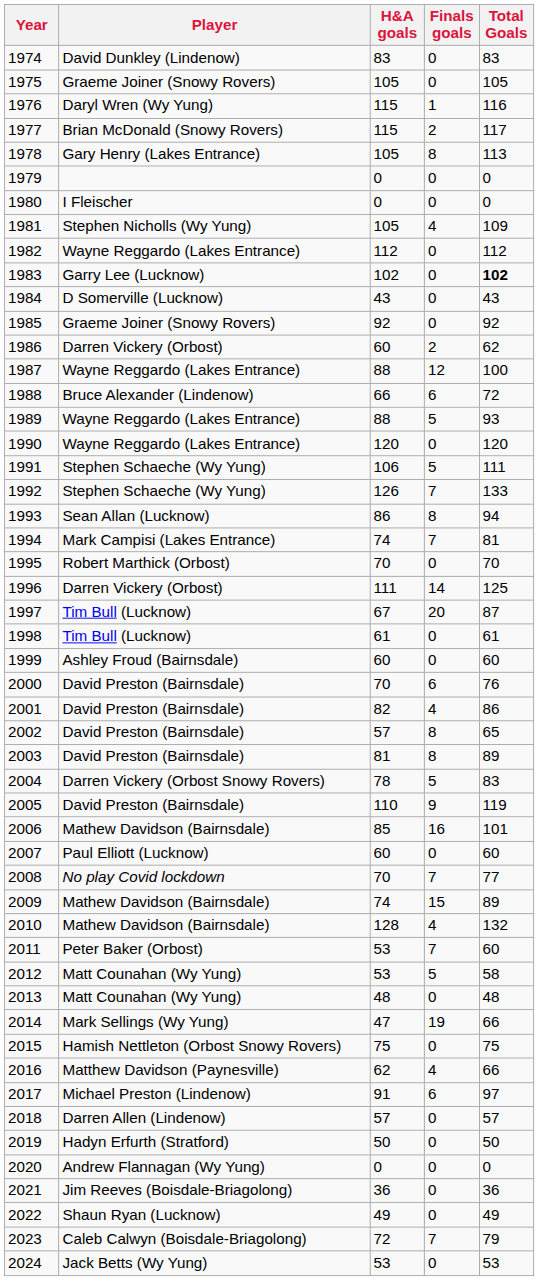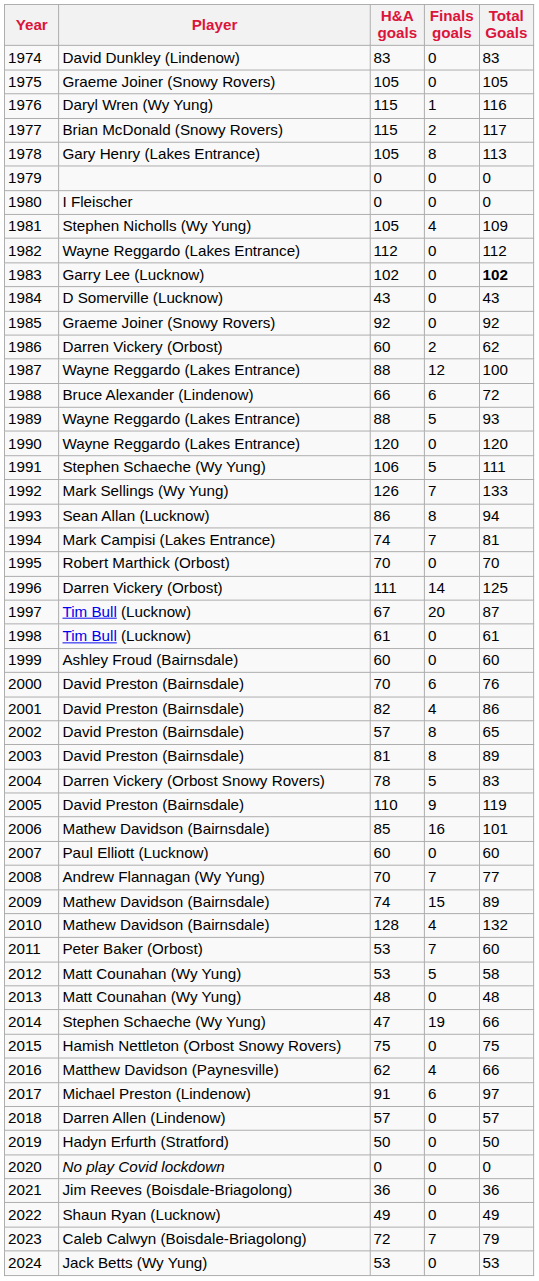(164, 491) Stephen Schaeche (Wy Yung) -> (145, 491) Mark Sellings (Wy Yung)
(144, 877) No play Covid lockdown -> (164, 877) Andrew Flannagan (Wy Yung)
(145, 1022) Mark Sellings (Wy Yung) -> (164, 1022) Stephen Schaeche (Wy Yung)
(164, 1166) Andrew Flannagan (Wy Yung) -> (144, 1166) No play Covid lockdown
